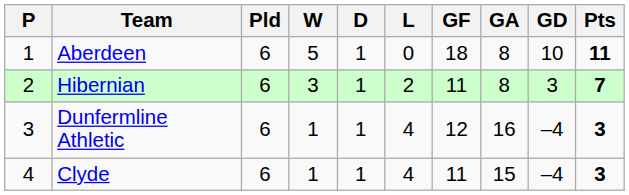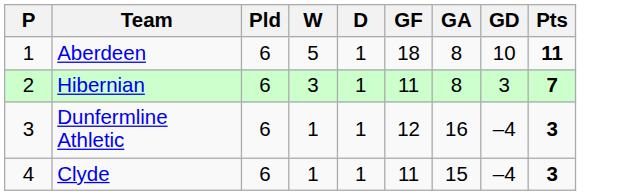- column: (409, 20)
